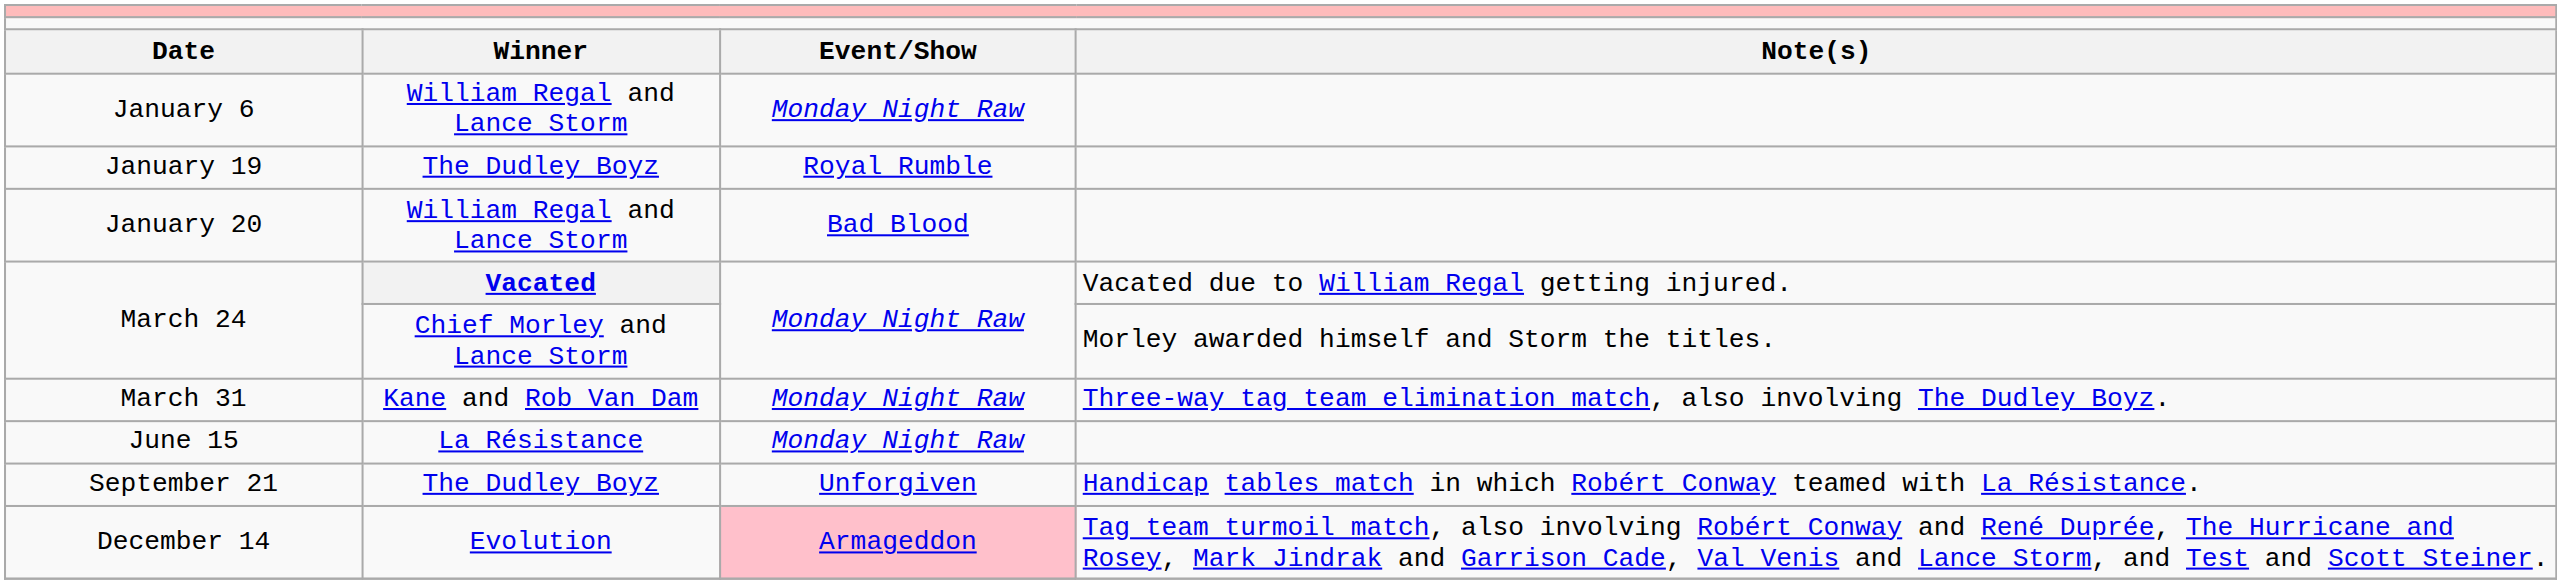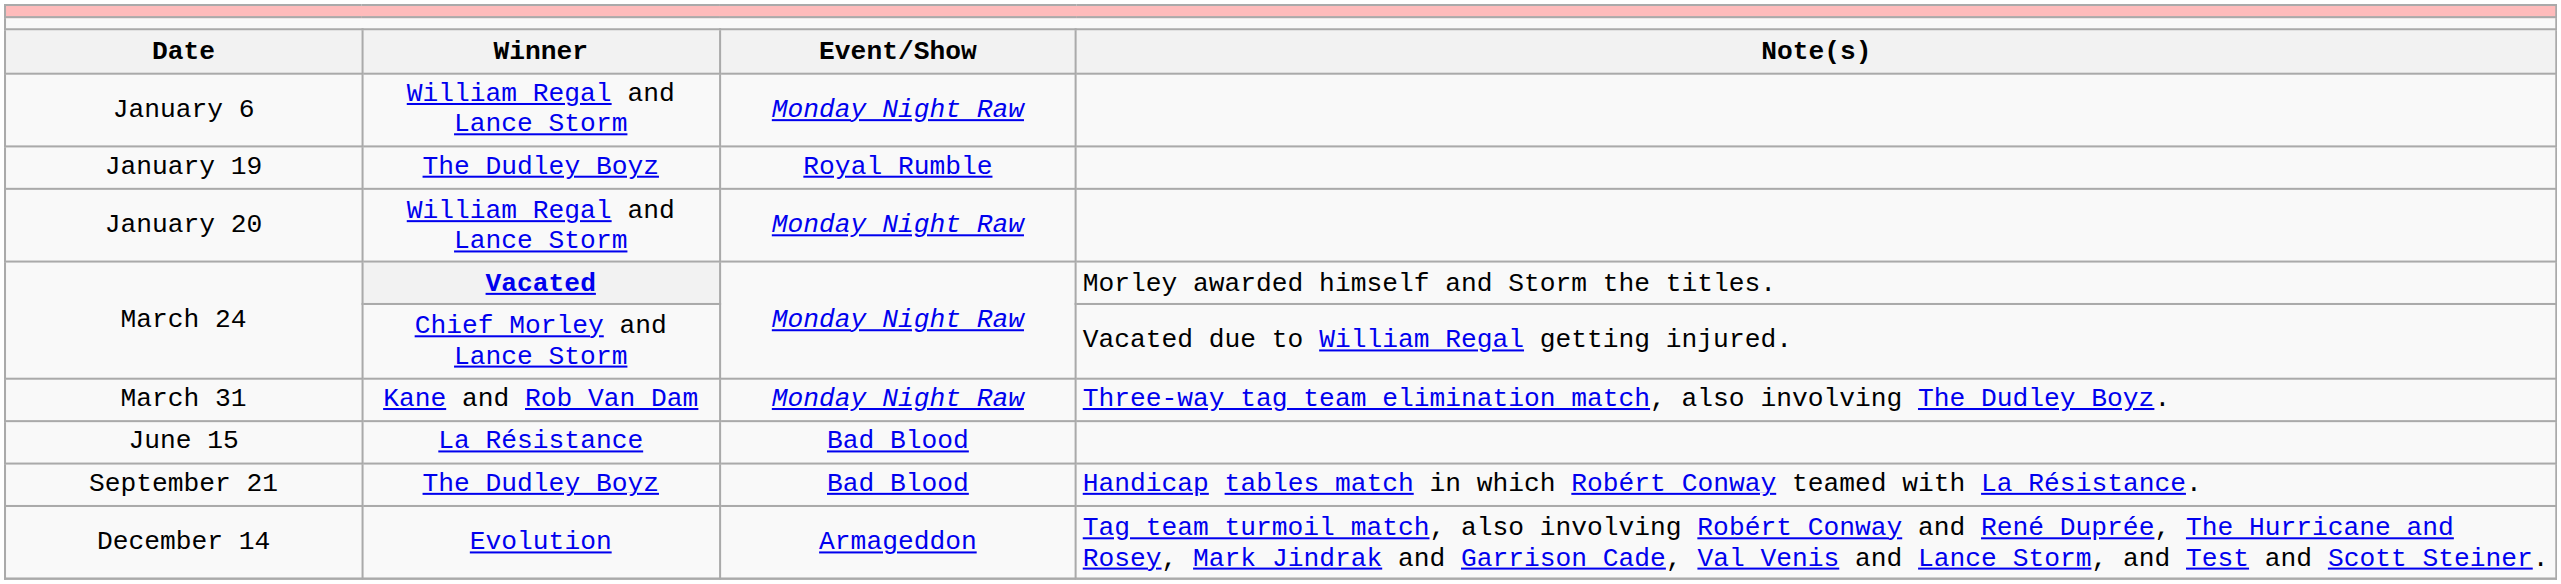(898, 225) Bad Blood -> (898, 225) Monday Night Raw
(1437, 283) Vacated due to William Regal getting injured. -> (1429, 283) Morley awarded himself and Storm the titles.
(1429, 341) Morley awarded himself and Storm the titles. -> (1437, 341) Vacated due to William Regal getting injured.
(898, 442) Monday Night Raw -> (898, 442) Bad Blood
(898, 485) Unforgiven -> (898, 485) Bad Blood
(898, 543) pink background -> (898, 543) no background
